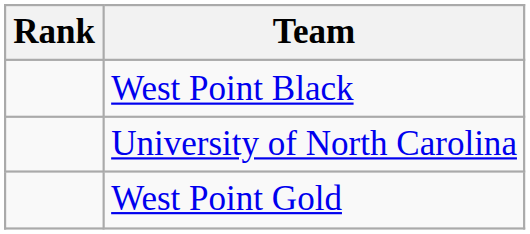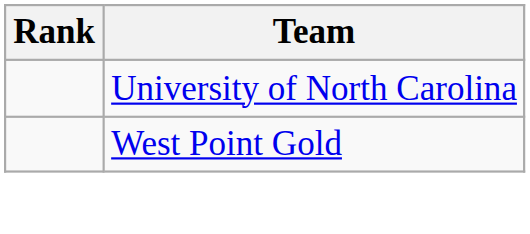- row: (232, 87)
